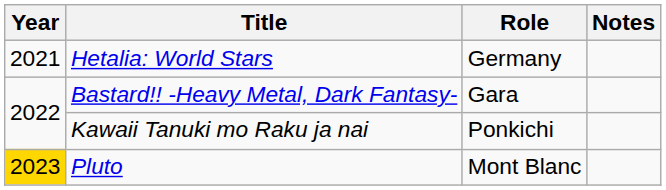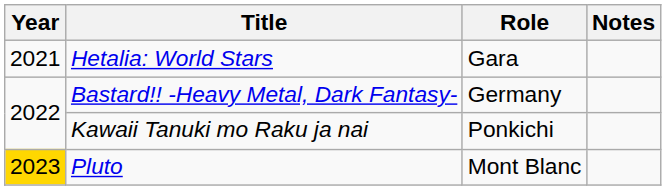(515, 58) Germany -> (493, 58) Gara
(493, 94) Gara -> (515, 94) Germany
